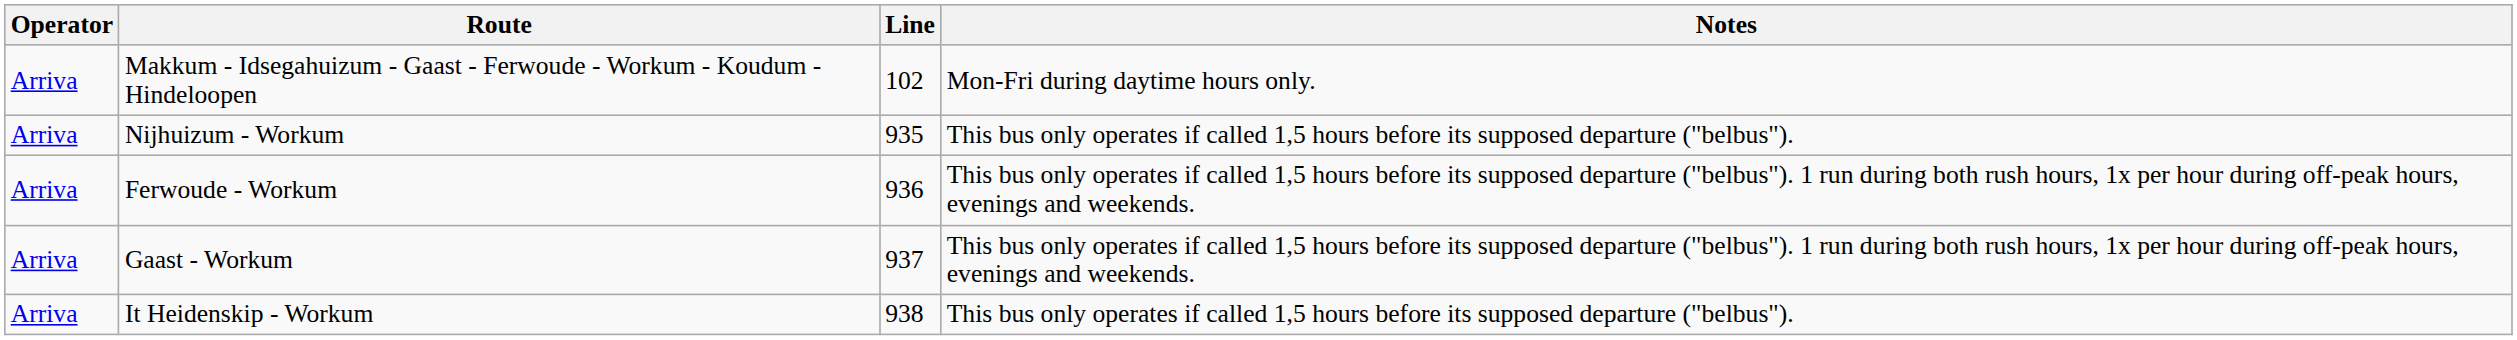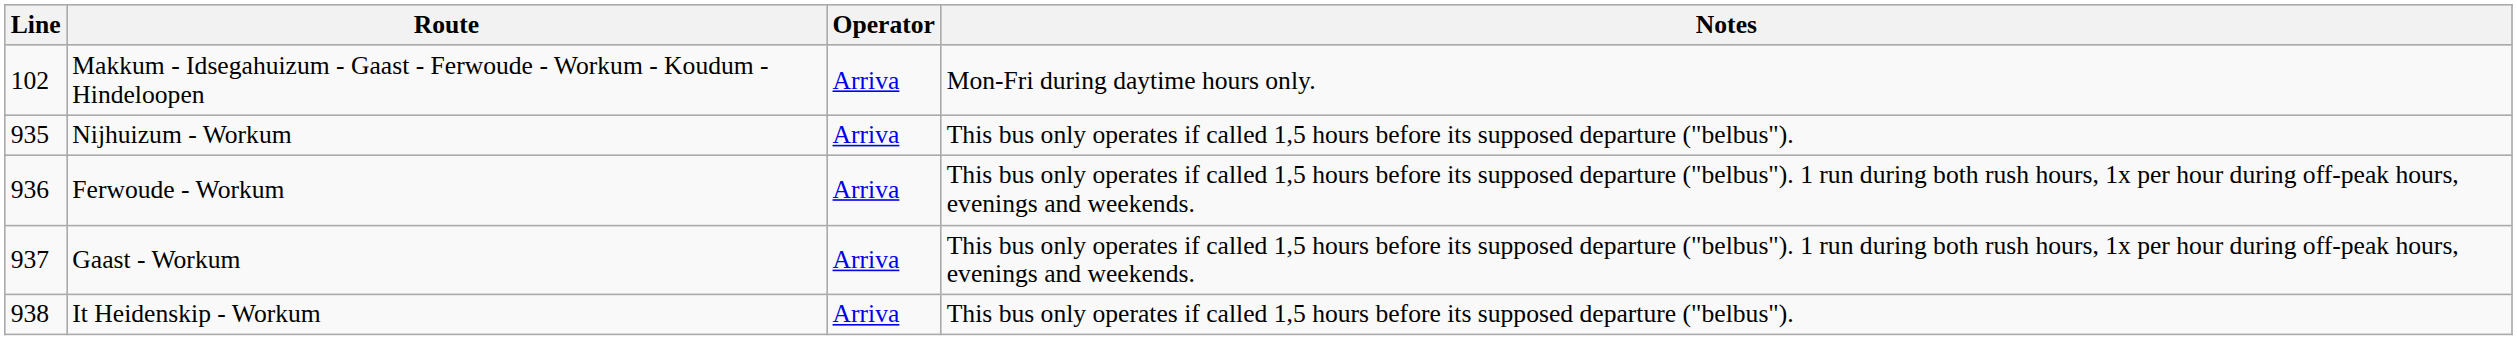columns swapped: (910, 24) <-> (62, 24)
